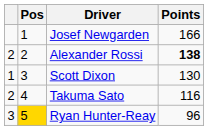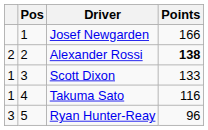(190, 75) 130 -> (190, 75) 133
(11, 96) 2 -> (11, 96) 1
(24, 116) gold background -> (24, 116) no background
